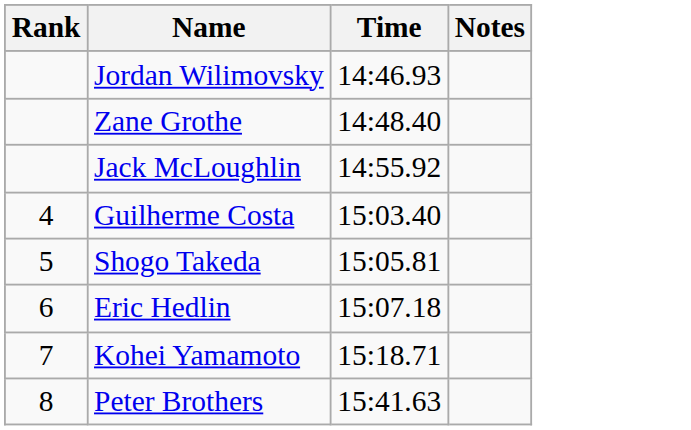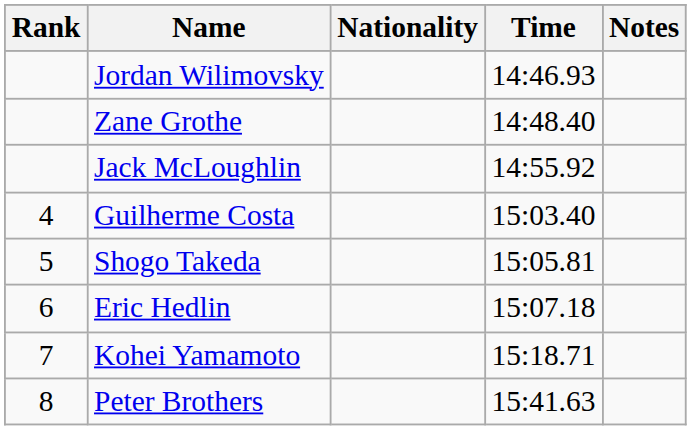+ column: (408, 27)
